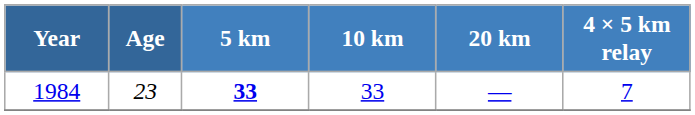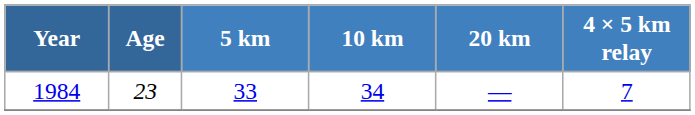(245, 90) bold -> (245, 90) normal
(372, 90) 33 -> (372, 90) 34
